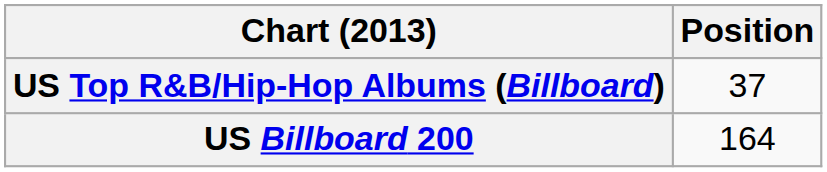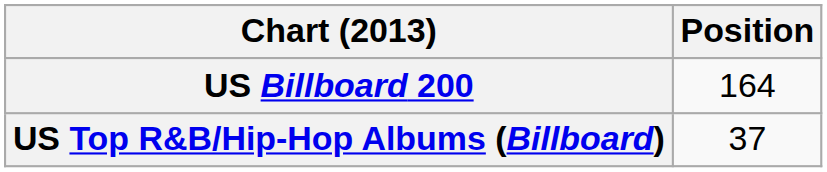rows swapped: (339, 138) <-> (339, 85)
